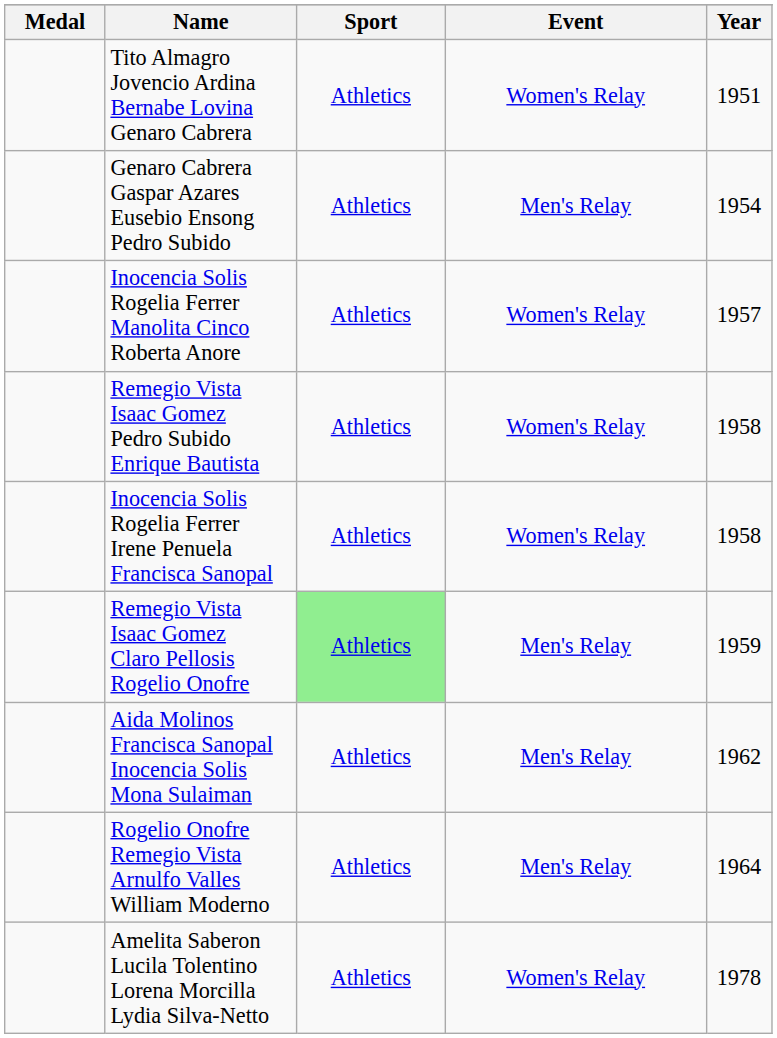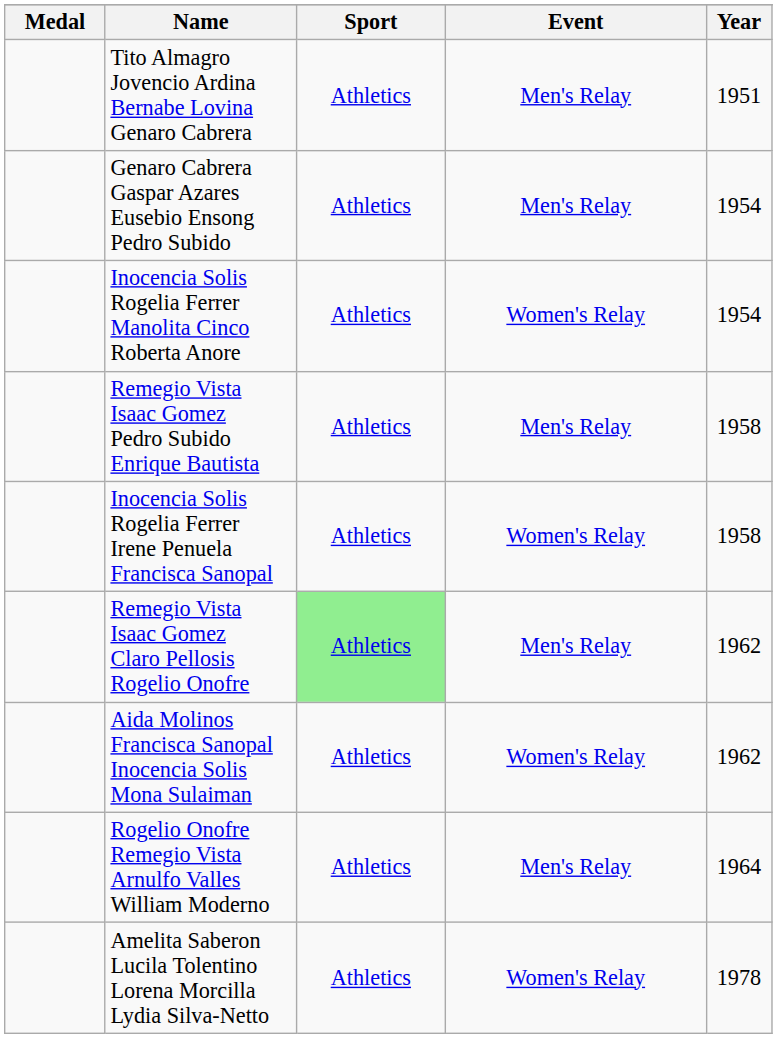(576, 94) Women's Relay -> (576, 94) Men's Relay
(739, 315) 1957 -> (739, 315) 1954
(576, 425) Women's Relay -> (576, 425) Men's Relay
(739, 646) 1959 -> (739, 646) 1962
(576, 756) Men's Relay -> (576, 756) Women's Relay
